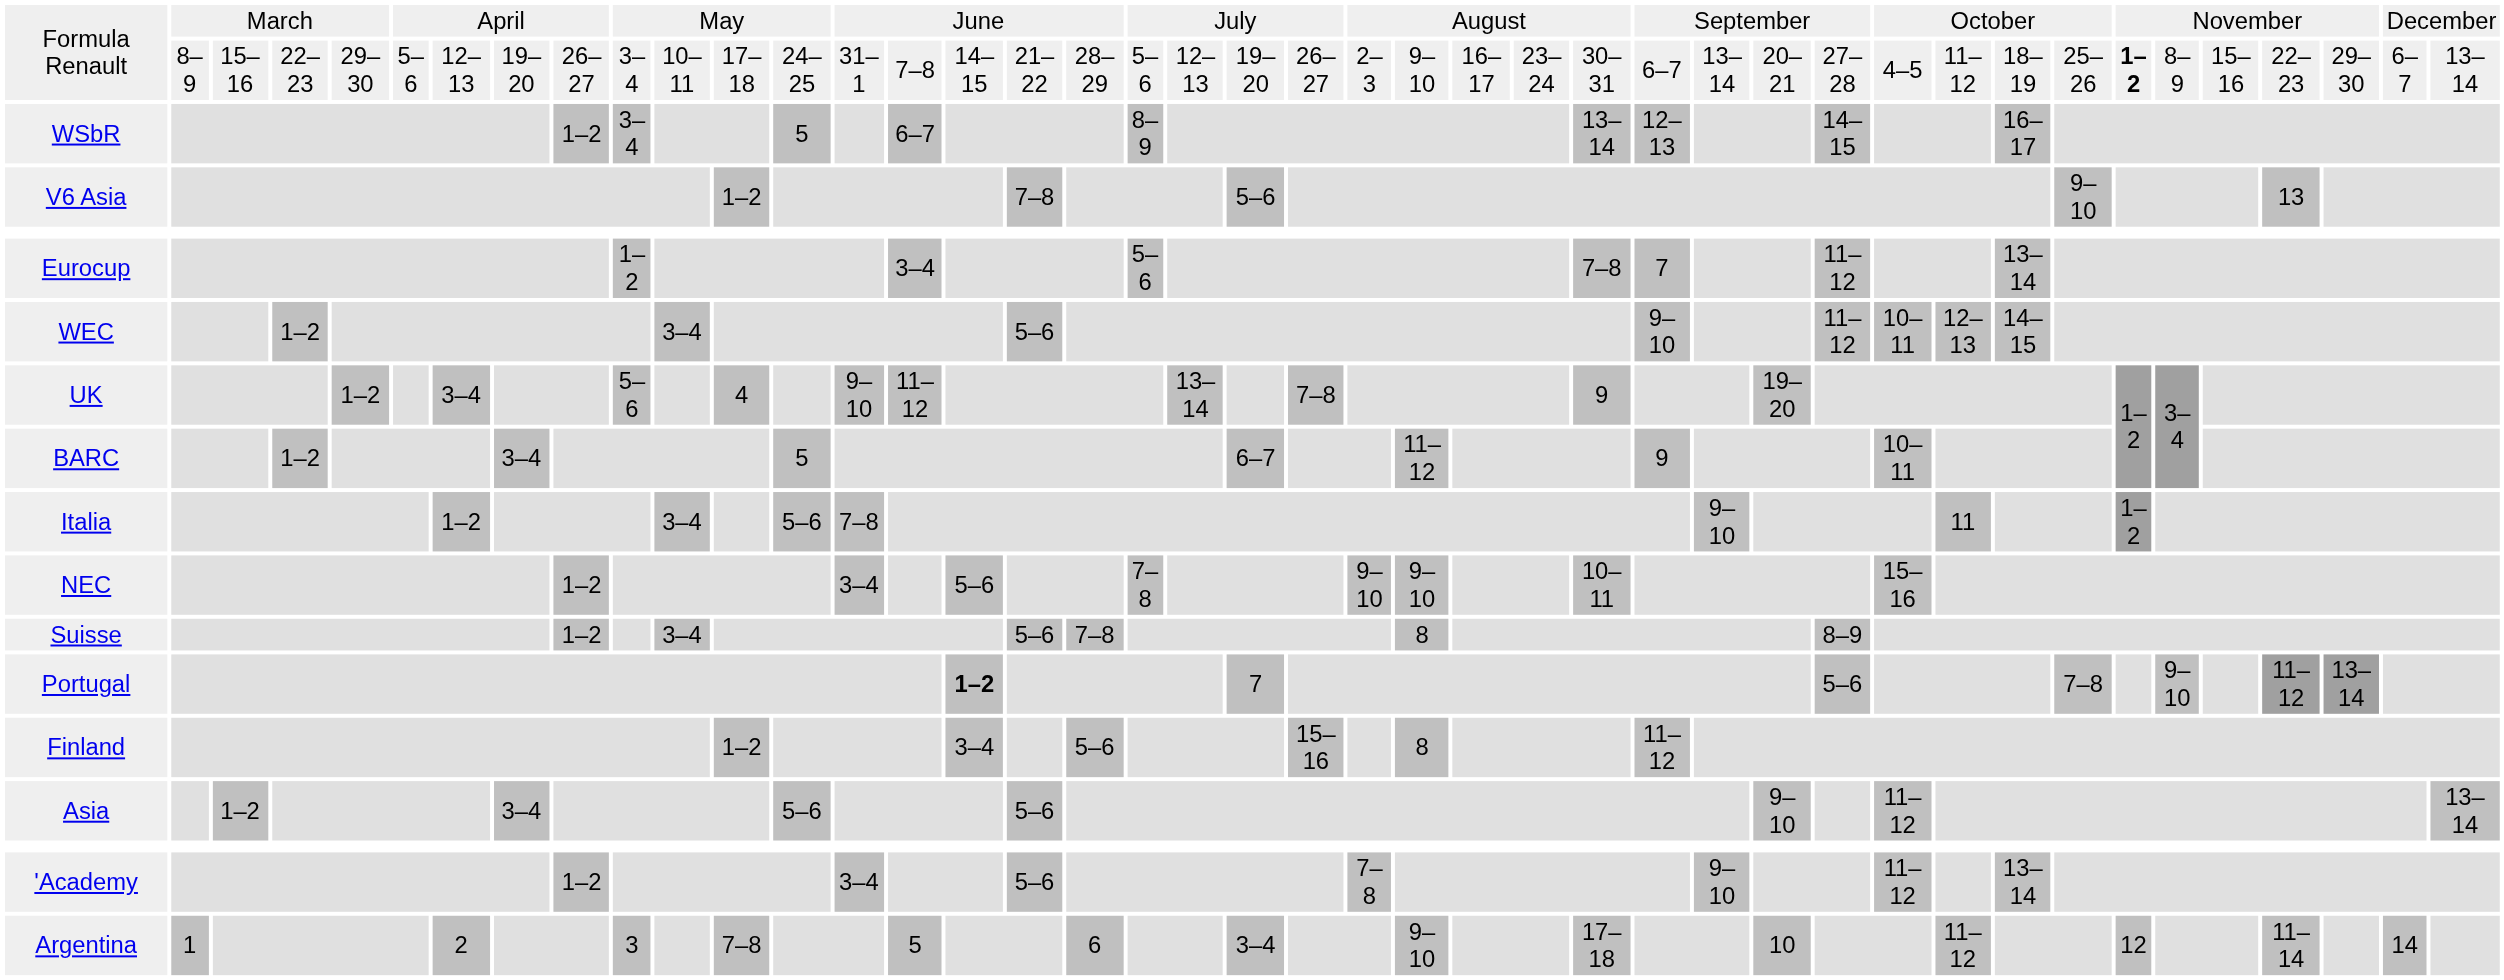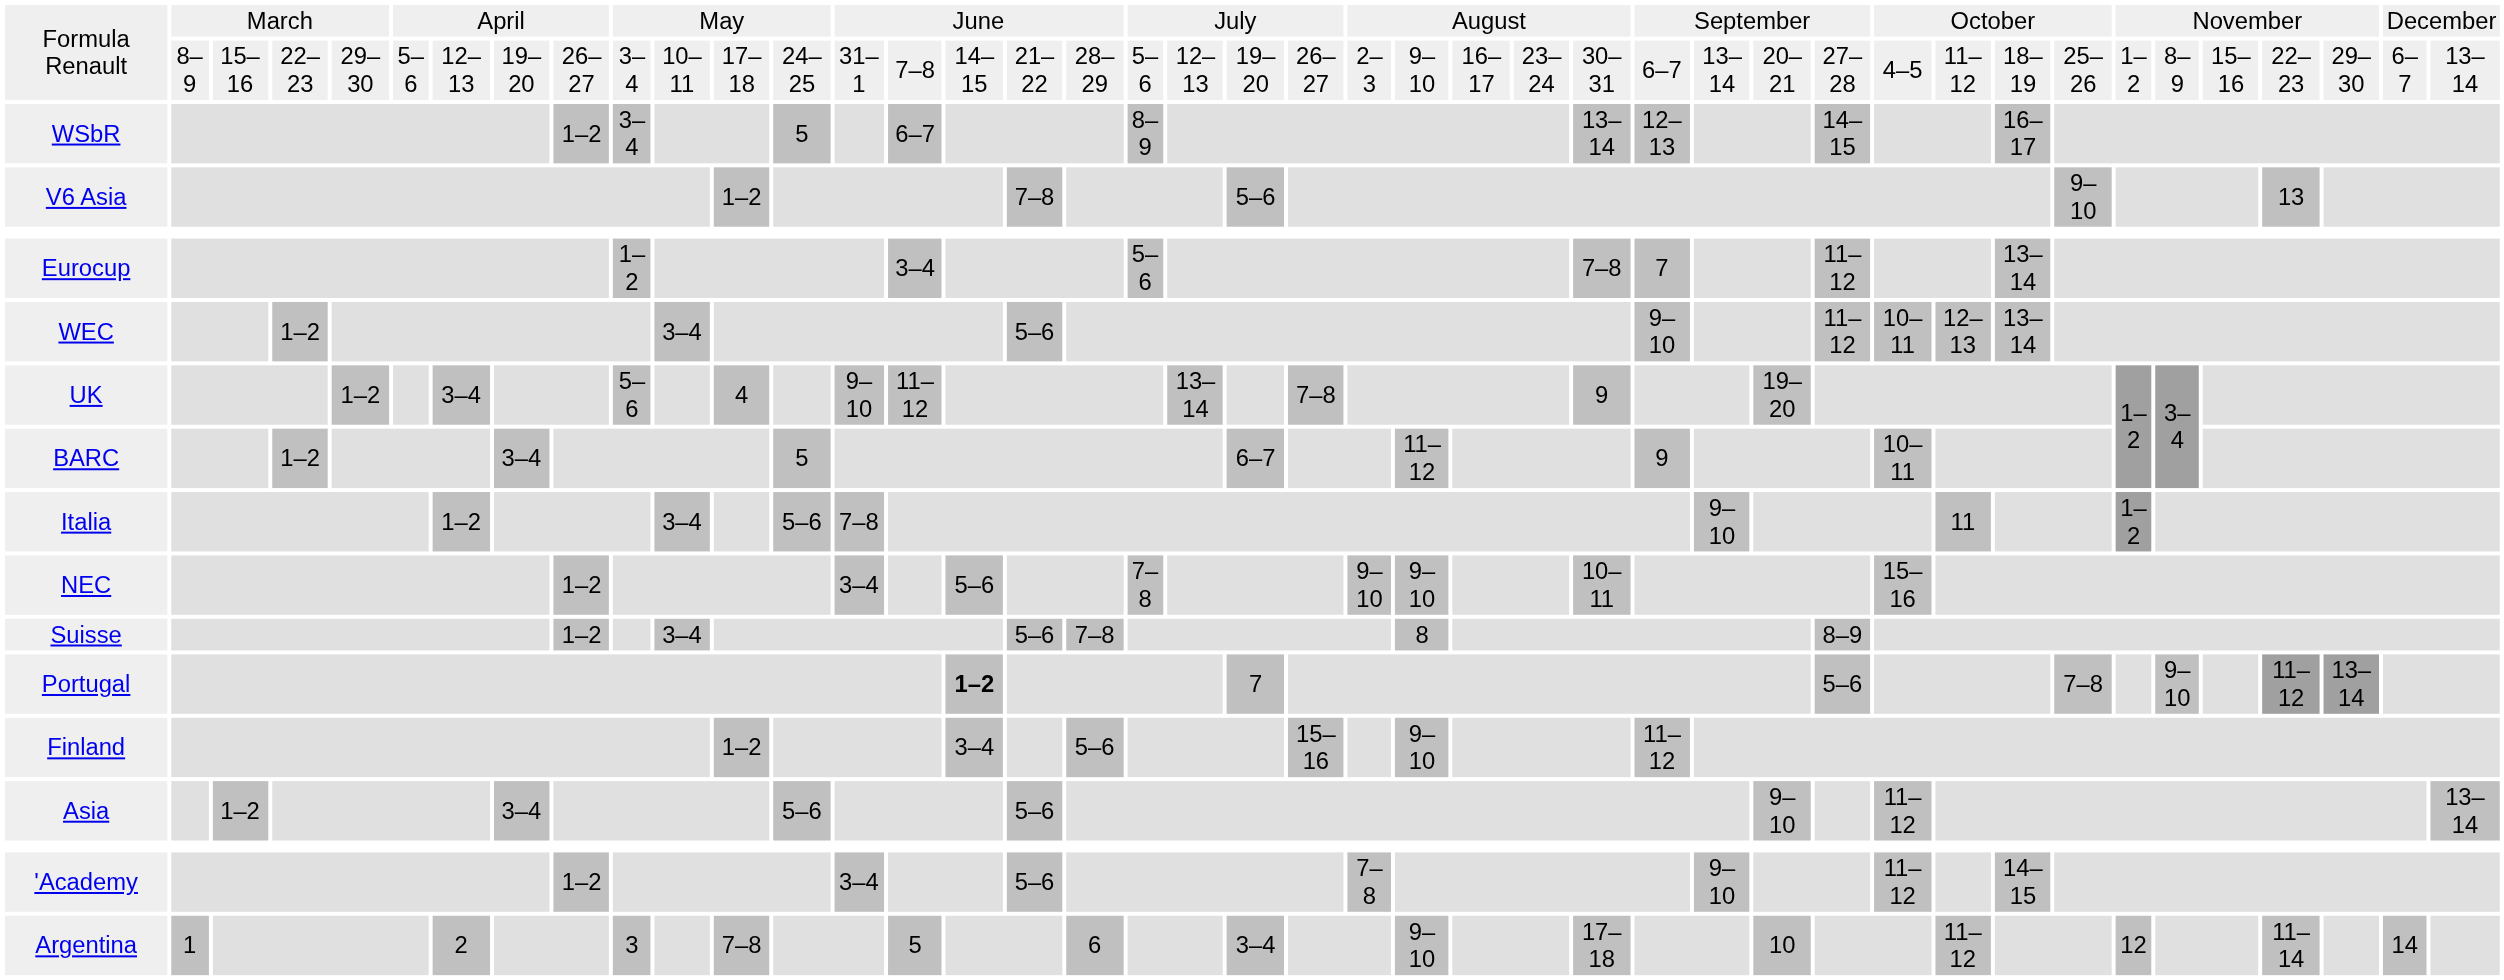(2134, 70) bold -> (2134, 70) normal
(2023, 332) 14–15 -> (2023, 332) 13–14
(1422, 747) 8 -> (1422, 747) 9–10
(2023, 882) 13–14 -> (2023, 882) 14–15
